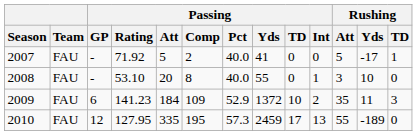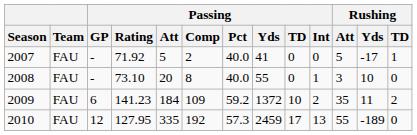(130, 78) 53.10 -> (130, 78) 73.10
(238, 99) 52.9 -> (238, 99) 59.2
(394, 99) 3 -> (394, 99) 2
(195, 120) 195 -> (195, 120) 192
